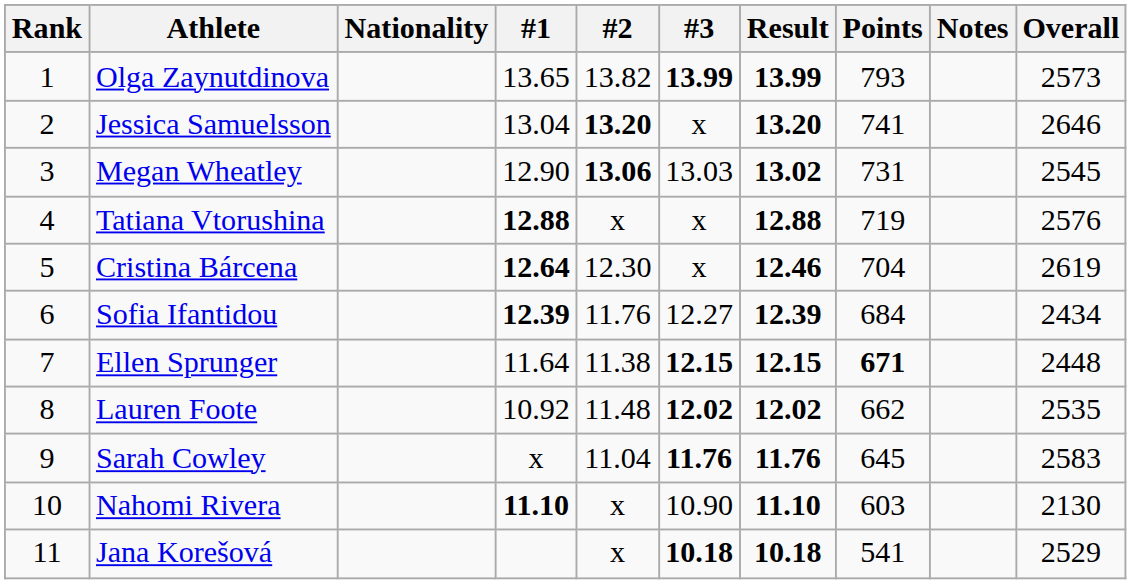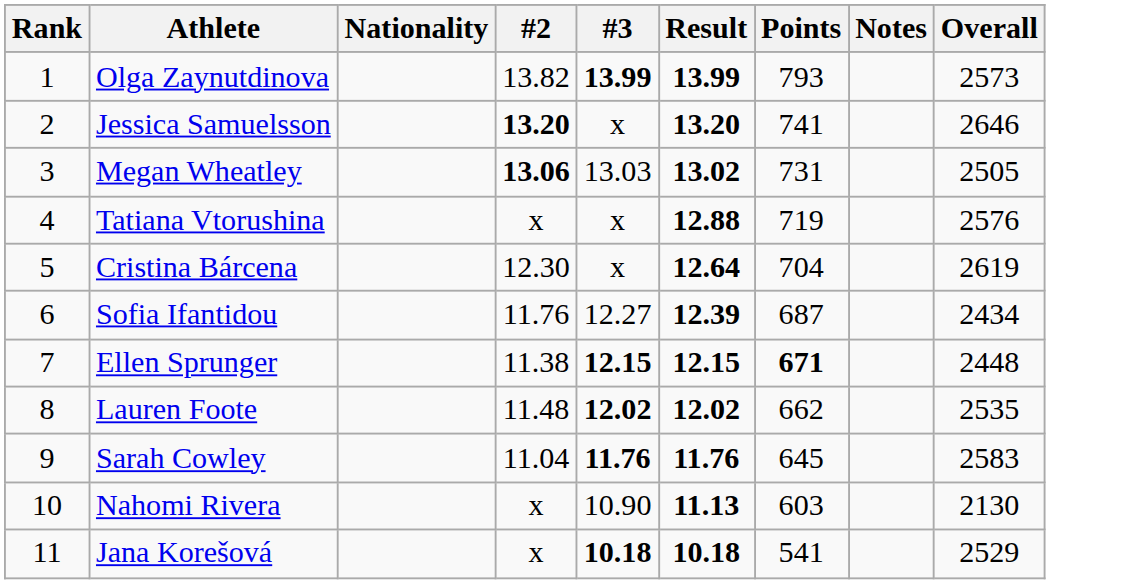- column: (536, 28)
(1071, 171) 2545 -> (989, 171) 2505
(788, 266) 12.46 -> (706, 266) 12.64
(883, 314) 684 -> (801, 314) 687
(788, 505) 11.10 -> (706, 505) 11.13
